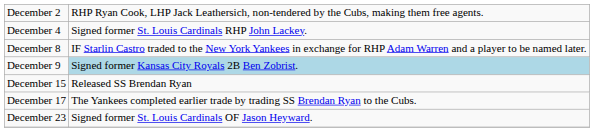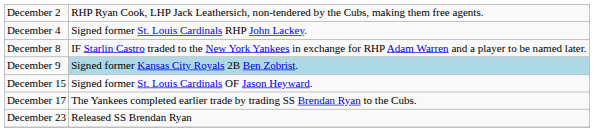(131, 83) Released SS Brendan Ryan -> (192, 83) Signed former St. Louis Cardinals OF Jason Heyward.
(192, 118) Signed former St. Louis Cardinals OF Jason Heyward. -> (131, 118) Released SS Brendan Ryan
